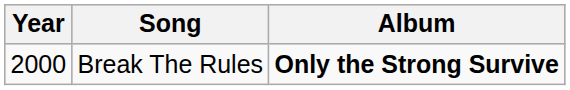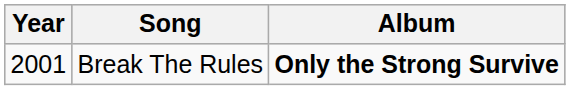(38, 63) 2000 -> (38, 63) 2001
